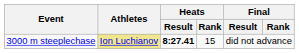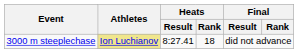(178, 42) bold -> (178, 42) normal
(210, 42) 15 -> (210, 42) 18
